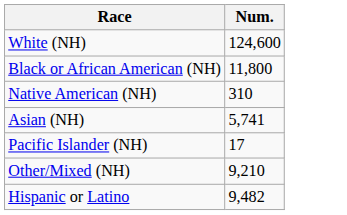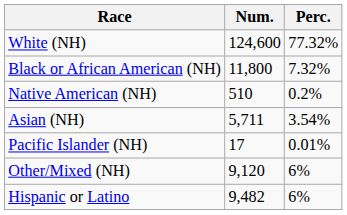+ column: (313, 17)
(240, 94) 310 -> (240, 94) 510
(247, 119) 5,741 -> (246, 119) 5,711
(247, 171) 9,210 -> (247, 171) 9,120
